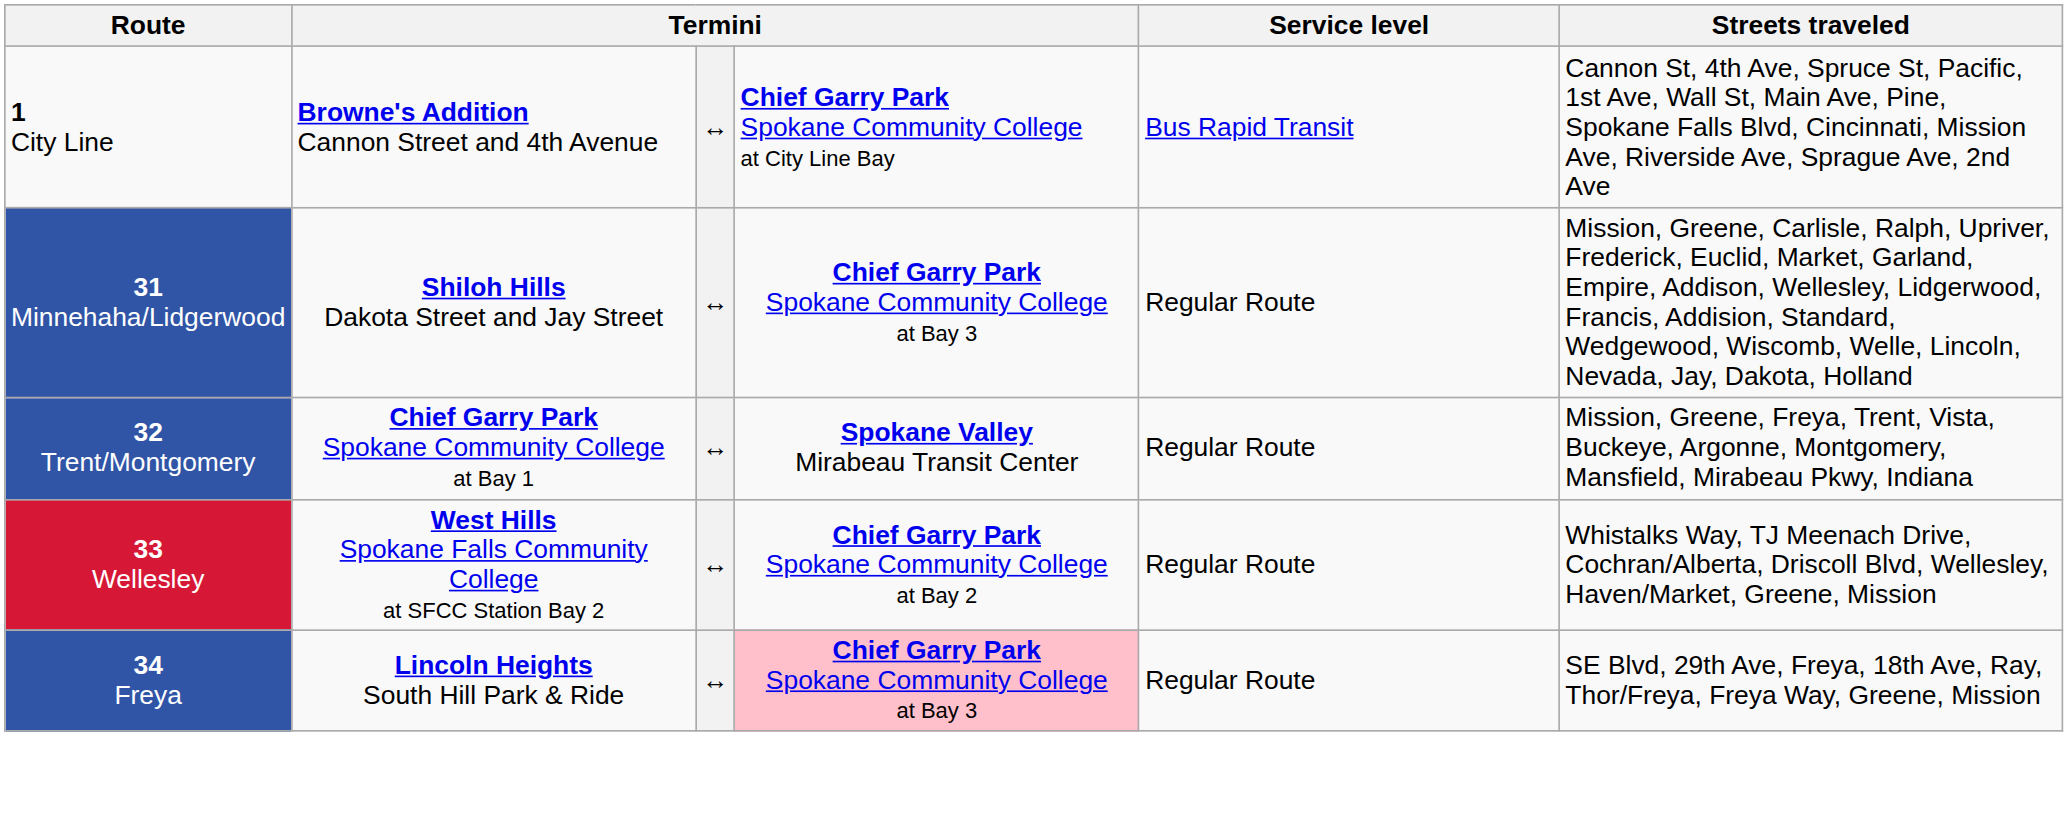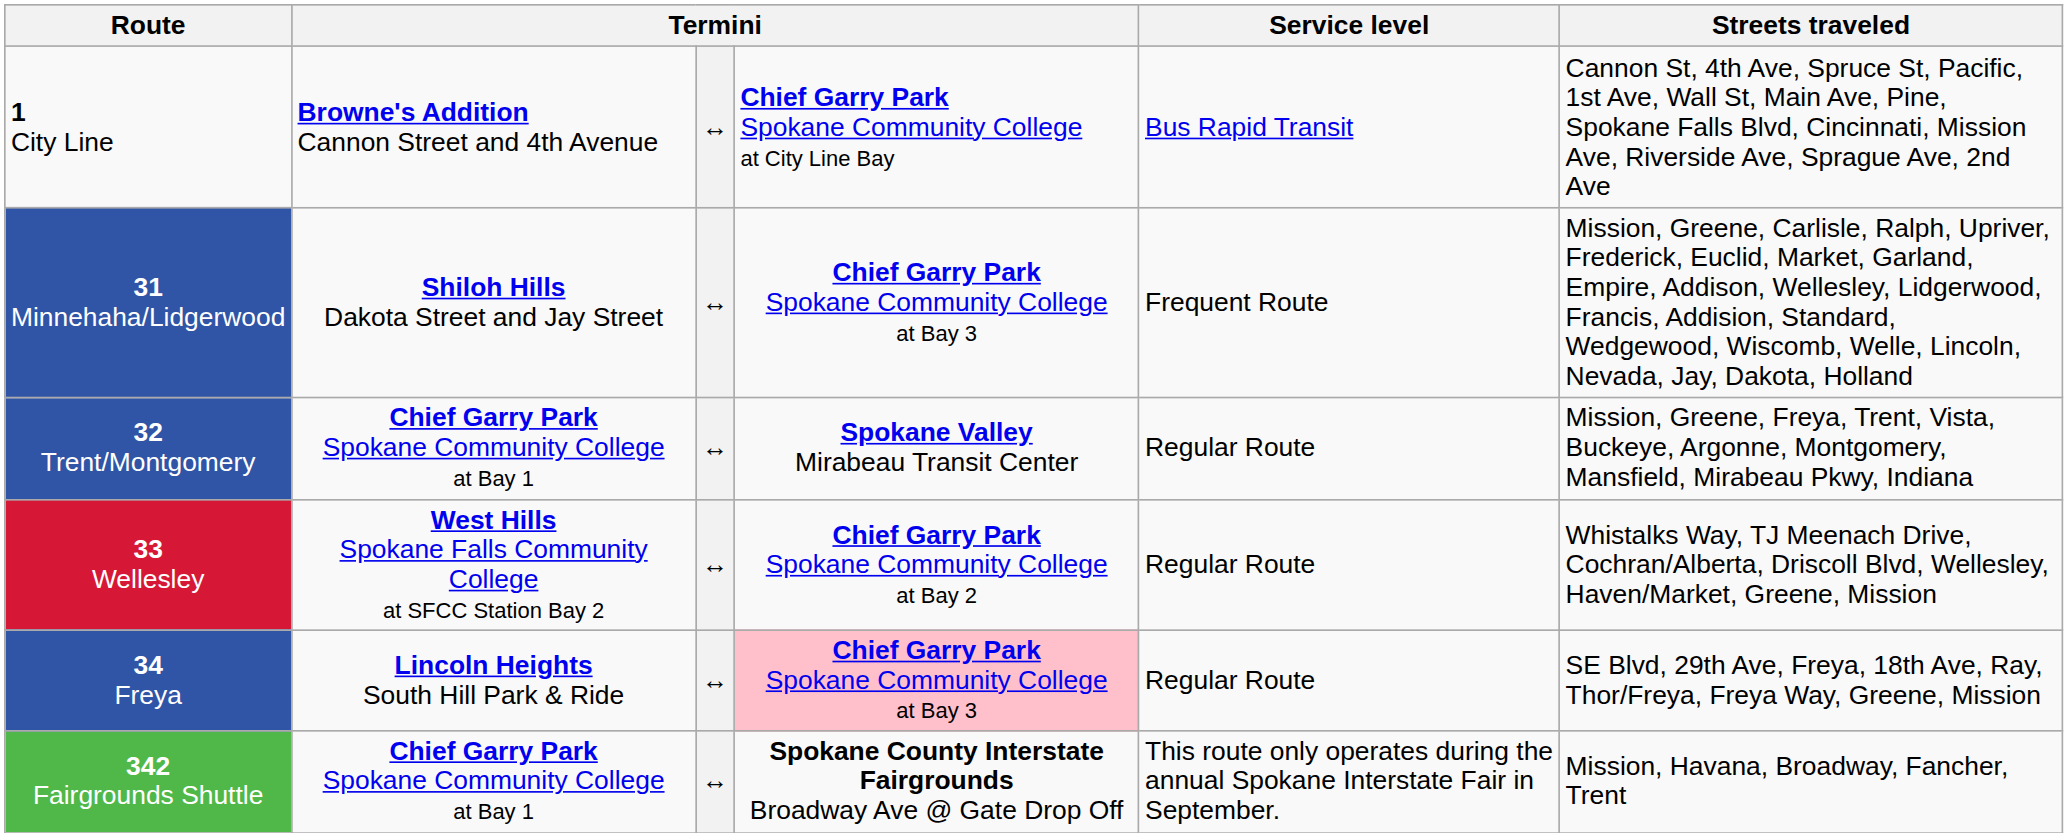(1230, 302) Regular Route -> (1237, 302) Frequent Route
+ row: (148, 782)
